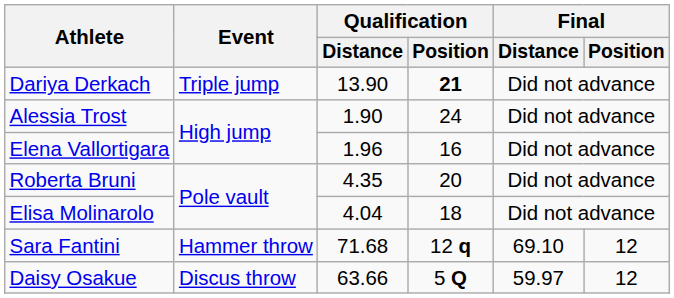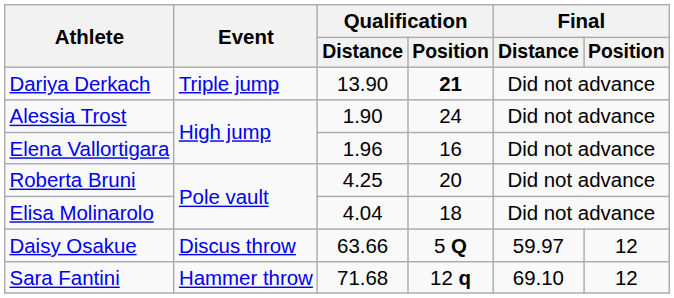(363, 181) 4.35 -> (363, 181) 4.25
rows swapped: (73, 278) <-> (65, 246)
